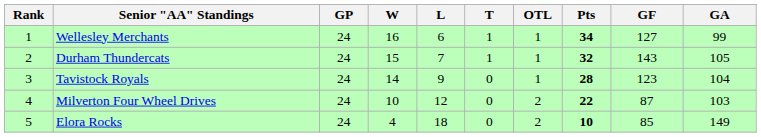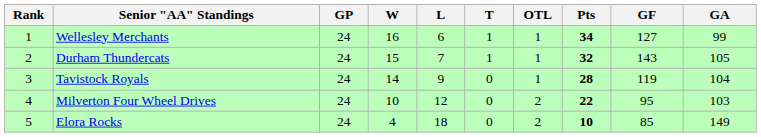(647, 79) 123 -> (647, 79) 119
(647, 100) 87 -> (647, 100) 95
